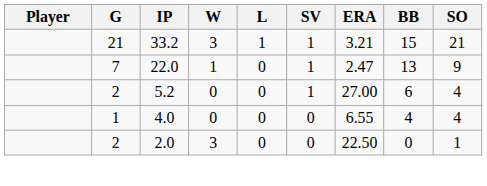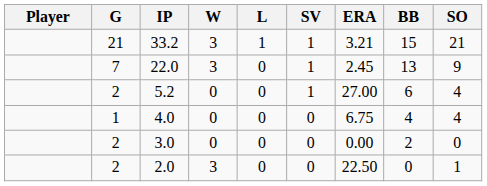(213, 67) 1 -> (213, 67) 3
(360, 67) 2.47 -> (360, 67) 2.45
(360, 117) 6.55 -> (360, 117) 6.75
+ row: (164, 142)
